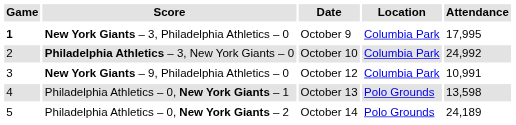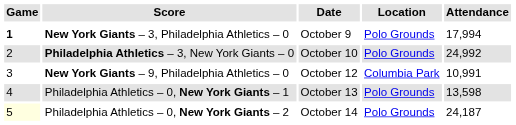(402, 34) Columbia Park -> (399, 34) Polo Grounds
(464, 34) 17,995 -> (464, 34) 17,994
(402, 53) Columbia Park -> (399, 53) Polo Grounds
(10, 112) no background -> (10, 112) lightyellow background
(464, 112) 24,189 -> (464, 112) 24,187
